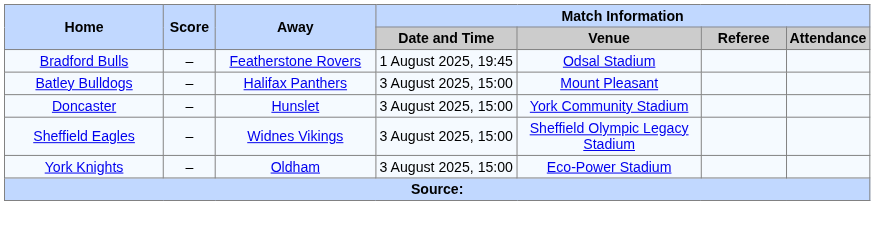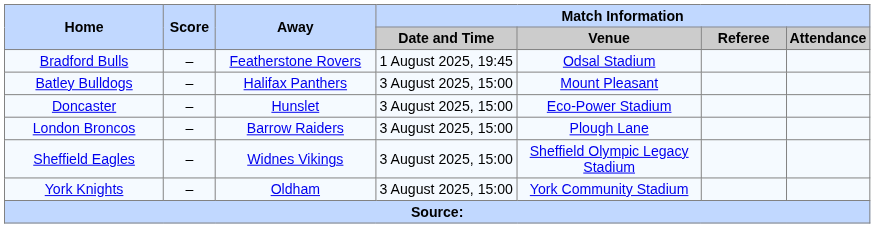(609, 106) York Community Stadium -> (609, 106) Eco-Power Stadium
+ row: (84, 128)
(609, 167) Eco-Power Stadium -> (609, 189) York Community Stadium
